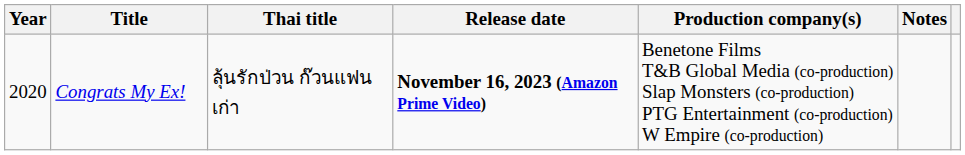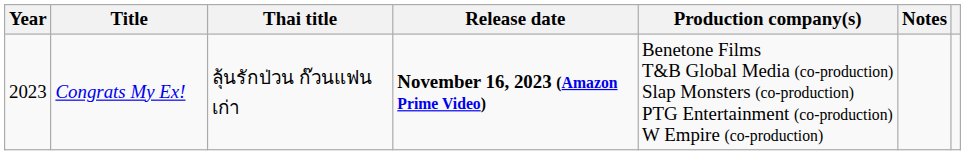(28, 91) 2020 -> (28, 91) 2023
